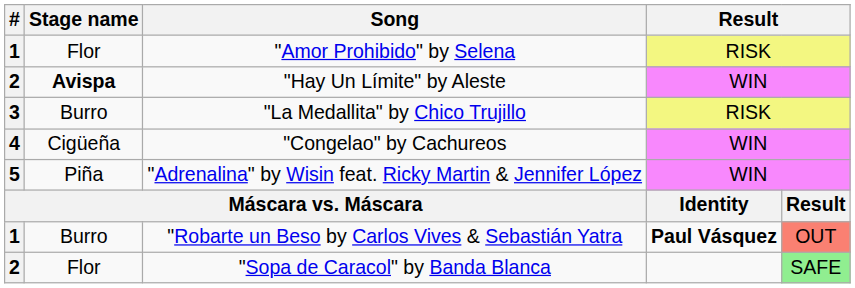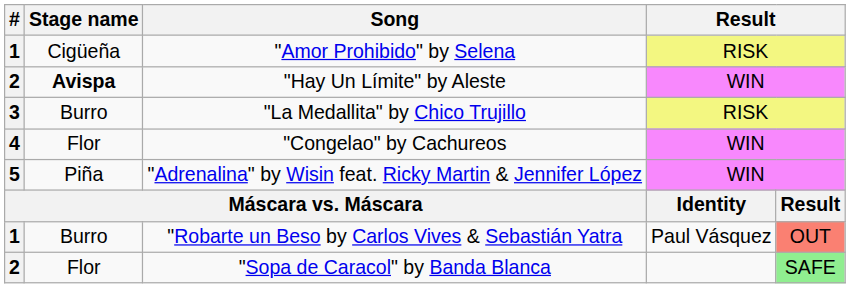(84, 50) Flor -> (84, 50) Cigüeña
(84, 143) Cigüeña -> (84, 143) Flor
(714, 236) bold -> (711, 236) normal
